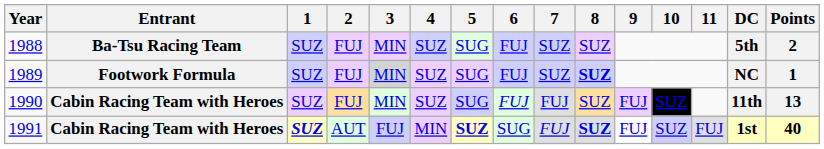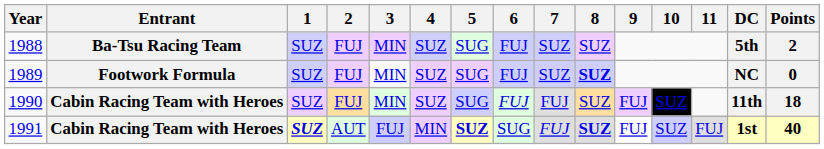(390, 73) lightgrey background -> (390, 73) no background
(793, 73) 1 -> (793, 73) 0
(793, 101) 13 -> (793, 101) 18
